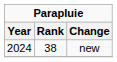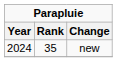(50, 49) 38 -> (50, 49) 35
